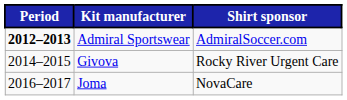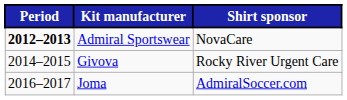(252, 39) AdmiralSoccer.com -> (224, 39) NovaCare
(224, 83) NovaCare -> (252, 83) AdmiralSoccer.com
